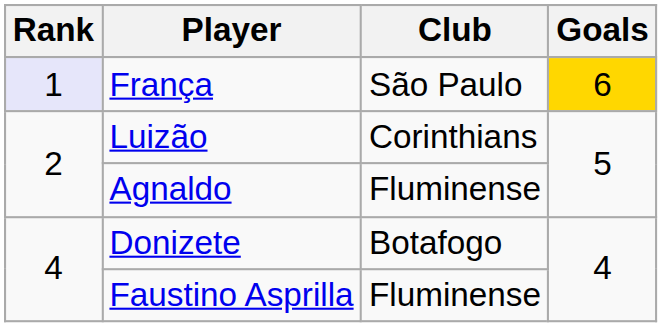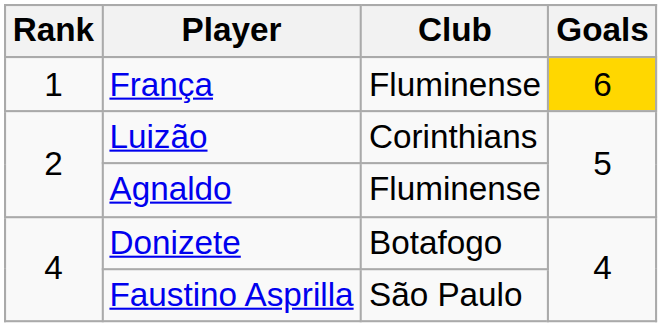(53, 83) lavender background -> (53, 83) no background
(446, 83) São Paulo -> (455, 83) Fluminense
(455, 294) Fluminense -> (446, 294) São Paulo
